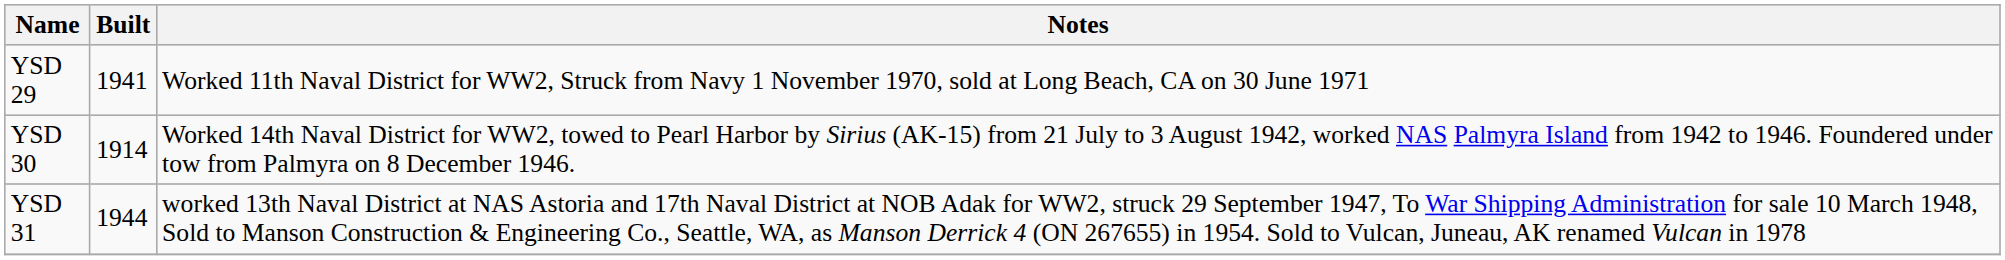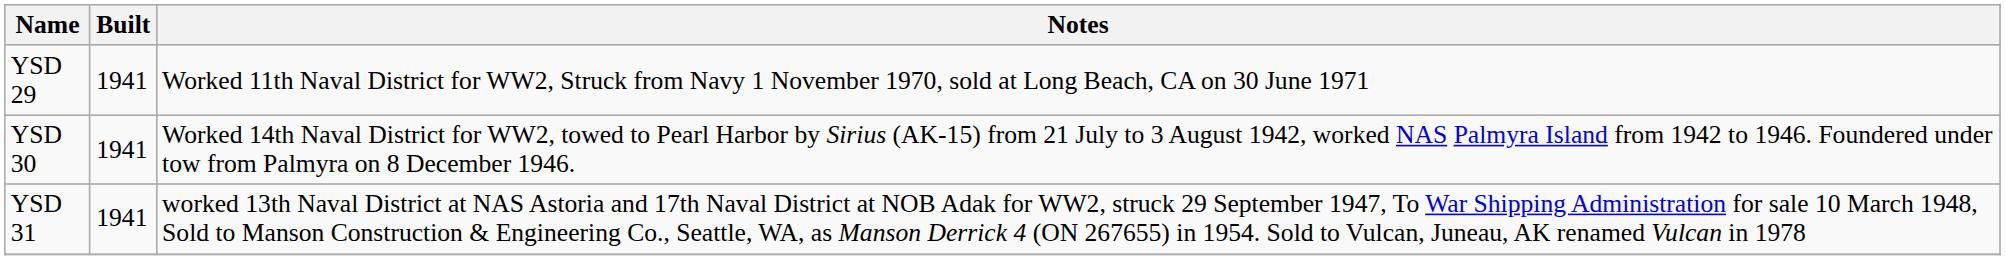(122, 149) 1914 -> (122, 149) 1941
(122, 218) 1944 -> (122, 218) 1941
